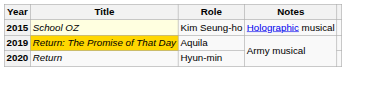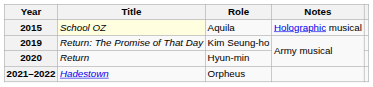(211, 27) Kim Seung-ho -> (221, 27) Aquila
(104, 43) gold background -> (132, 43) no background
(194, 43) Aquila -> (239, 43) Kim Seung-ho
+ row: (31, 74)
